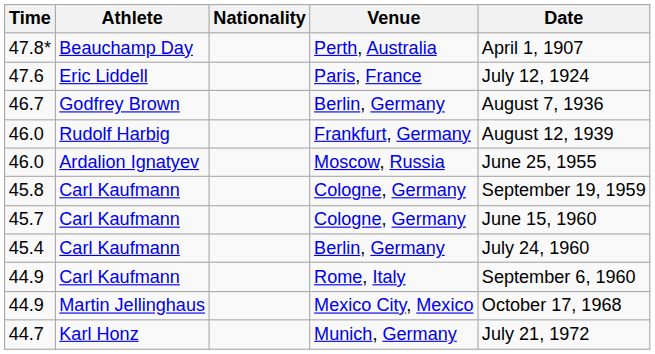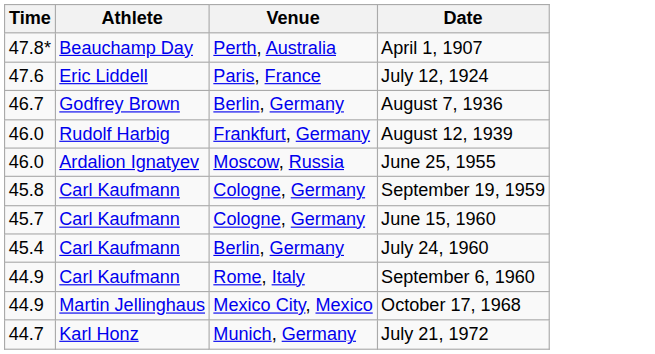- column: (260, 18)
